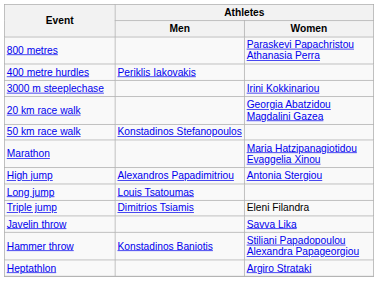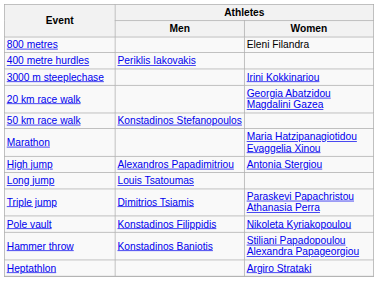(300, 51) Paraskevi Papachristou Athanasia Perra -> (278, 45) Eleni Filandra
(278, 208) Eleni Filandra -> (300, 203) Paraskevi Papachristou Athanasia Perra
+ row: (29, 225)
- row: (37, 225)
